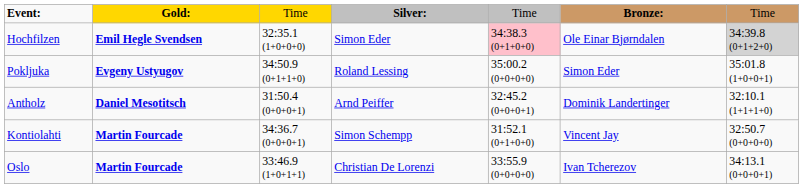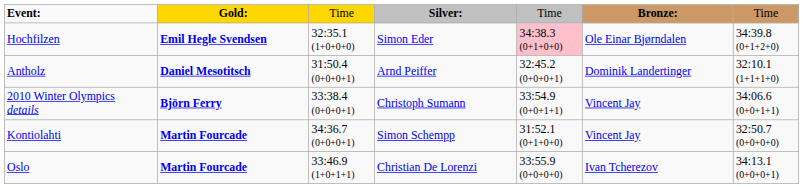(751, 39) lightgrey background -> (757, 39) no background
- row: (28, 71)
+ row: (61, 103)
